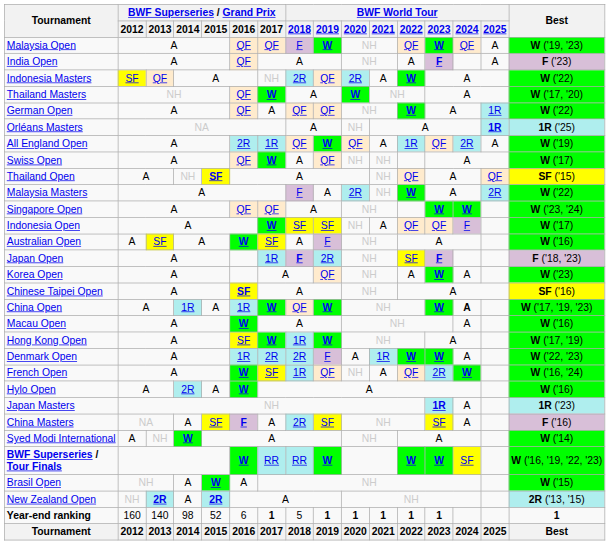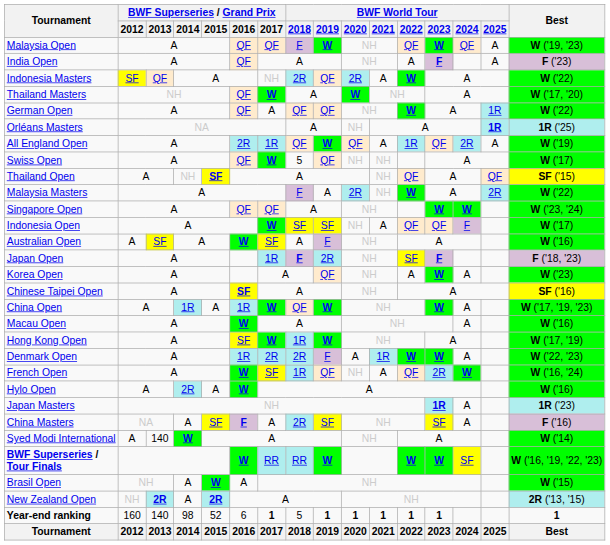(300, 160) A -> (300, 160) 5
(467, 308) bold -> (467, 308) normal
(160, 439) NH -> (160, 439) 140
